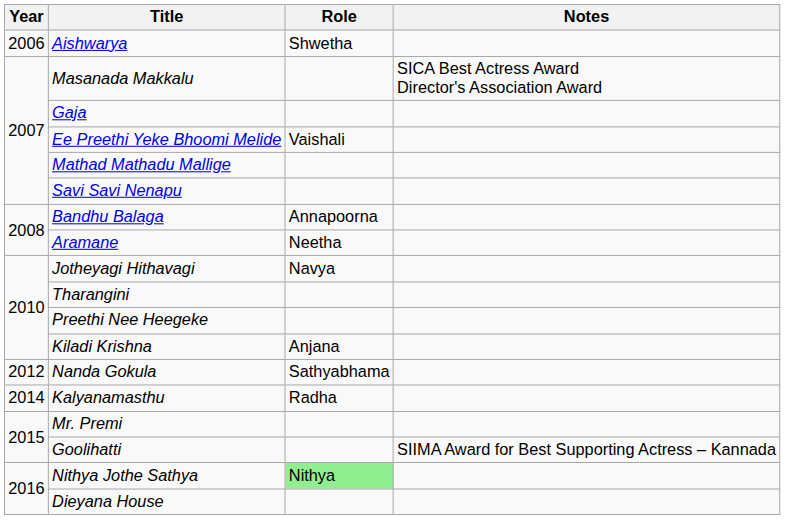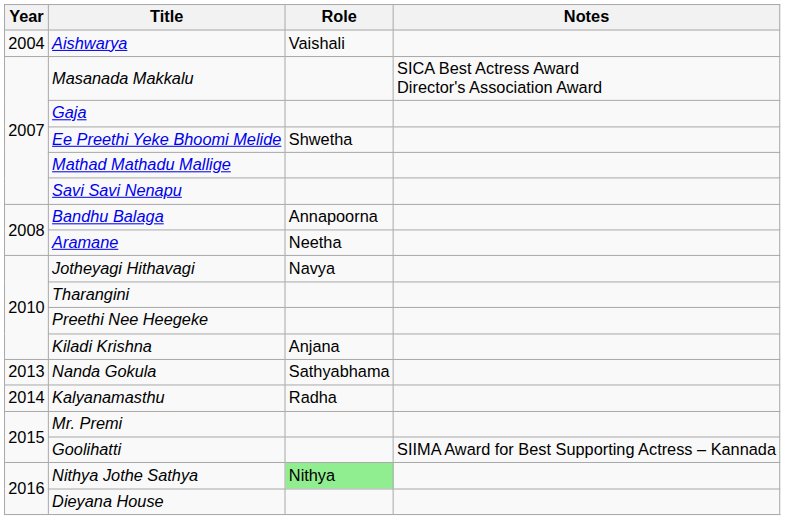(26, 43) 2006 -> (26, 43) 2004
(321, 43) Shwetha -> (317, 43) Vaishali
(317, 139) Vaishali -> (321, 139) Shwetha
(26, 372) 2012 -> (26, 372) 2013
